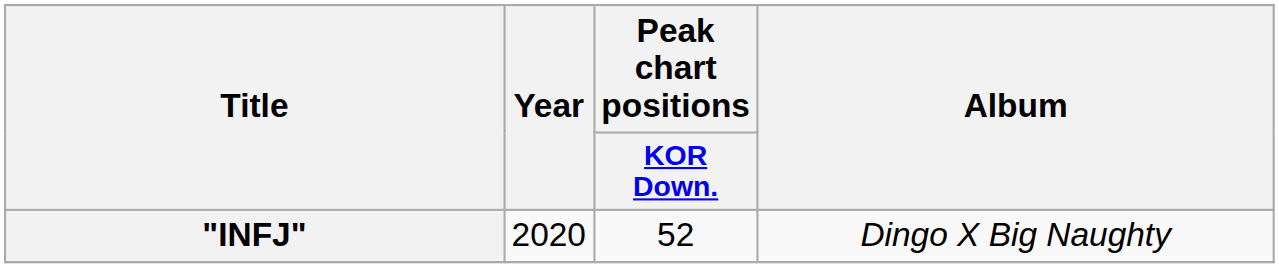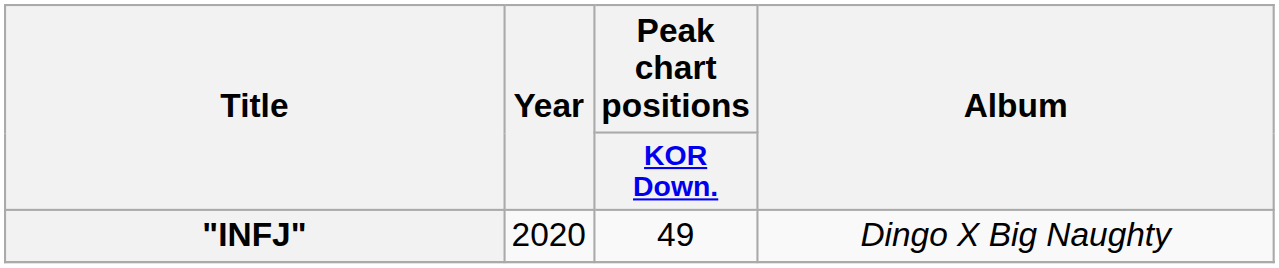(676, 235) 52 -> (676, 235) 49
